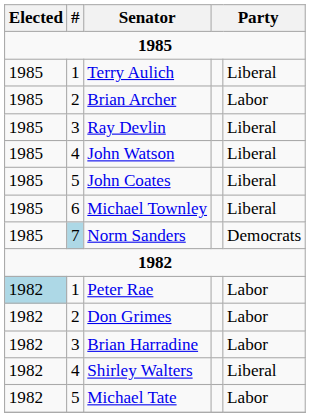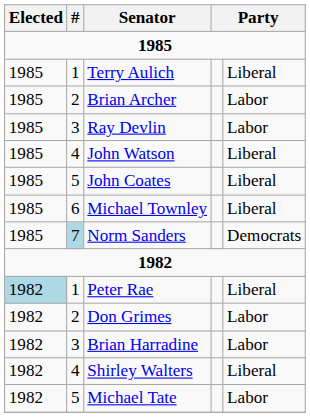(252, 126) Liberal -> (248, 126) Labor
(248, 289) Labor -> (252, 289) Liberal
